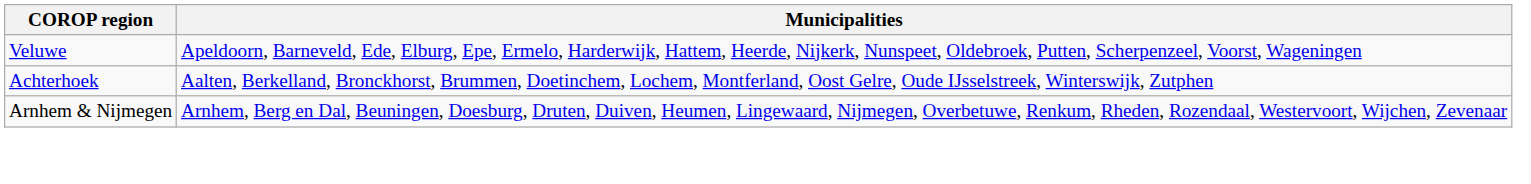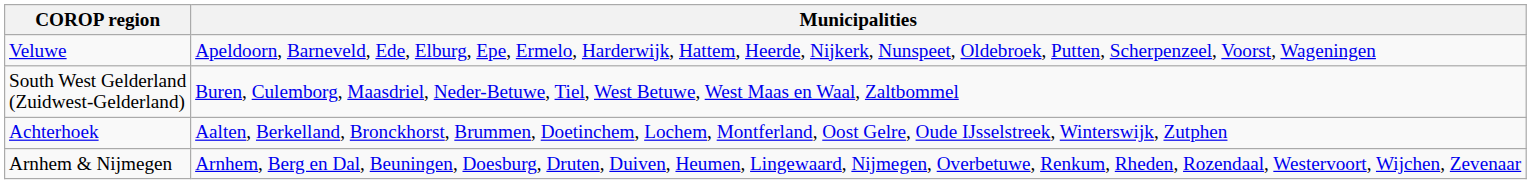+ row: (98, 91)
